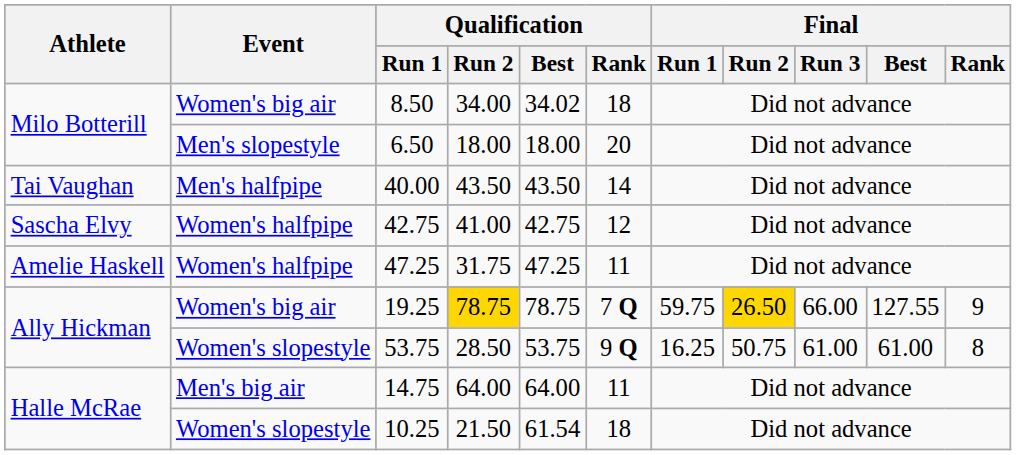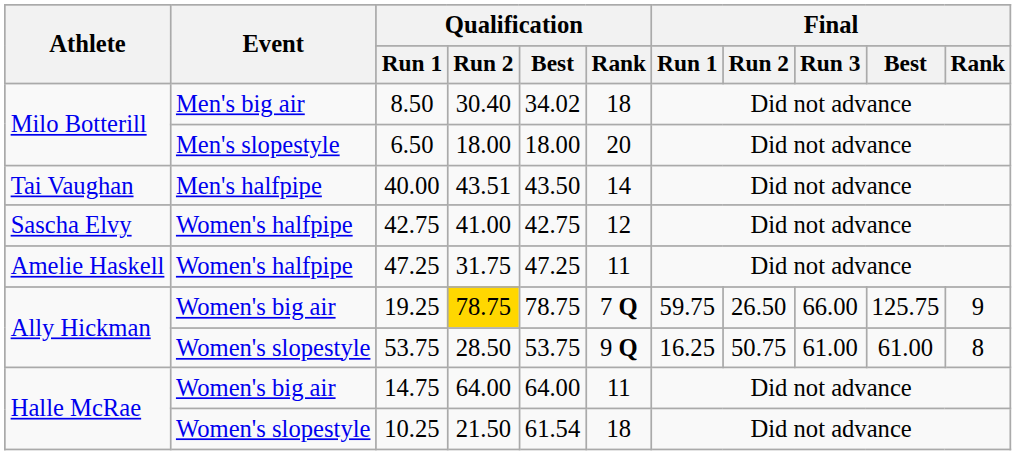(256, 104) Women's big air -> (240, 104) Men's big air
(483, 104) 34.00 -> (483, 104) 30.40
(483, 185) 43.50 -> (483, 185) 43.51
(759, 307) gold background -> (759, 307) no background
(905, 307) 127.55 -> (905, 307) 125.75
(240, 388) Men's big air -> (256, 388) Women's big air
